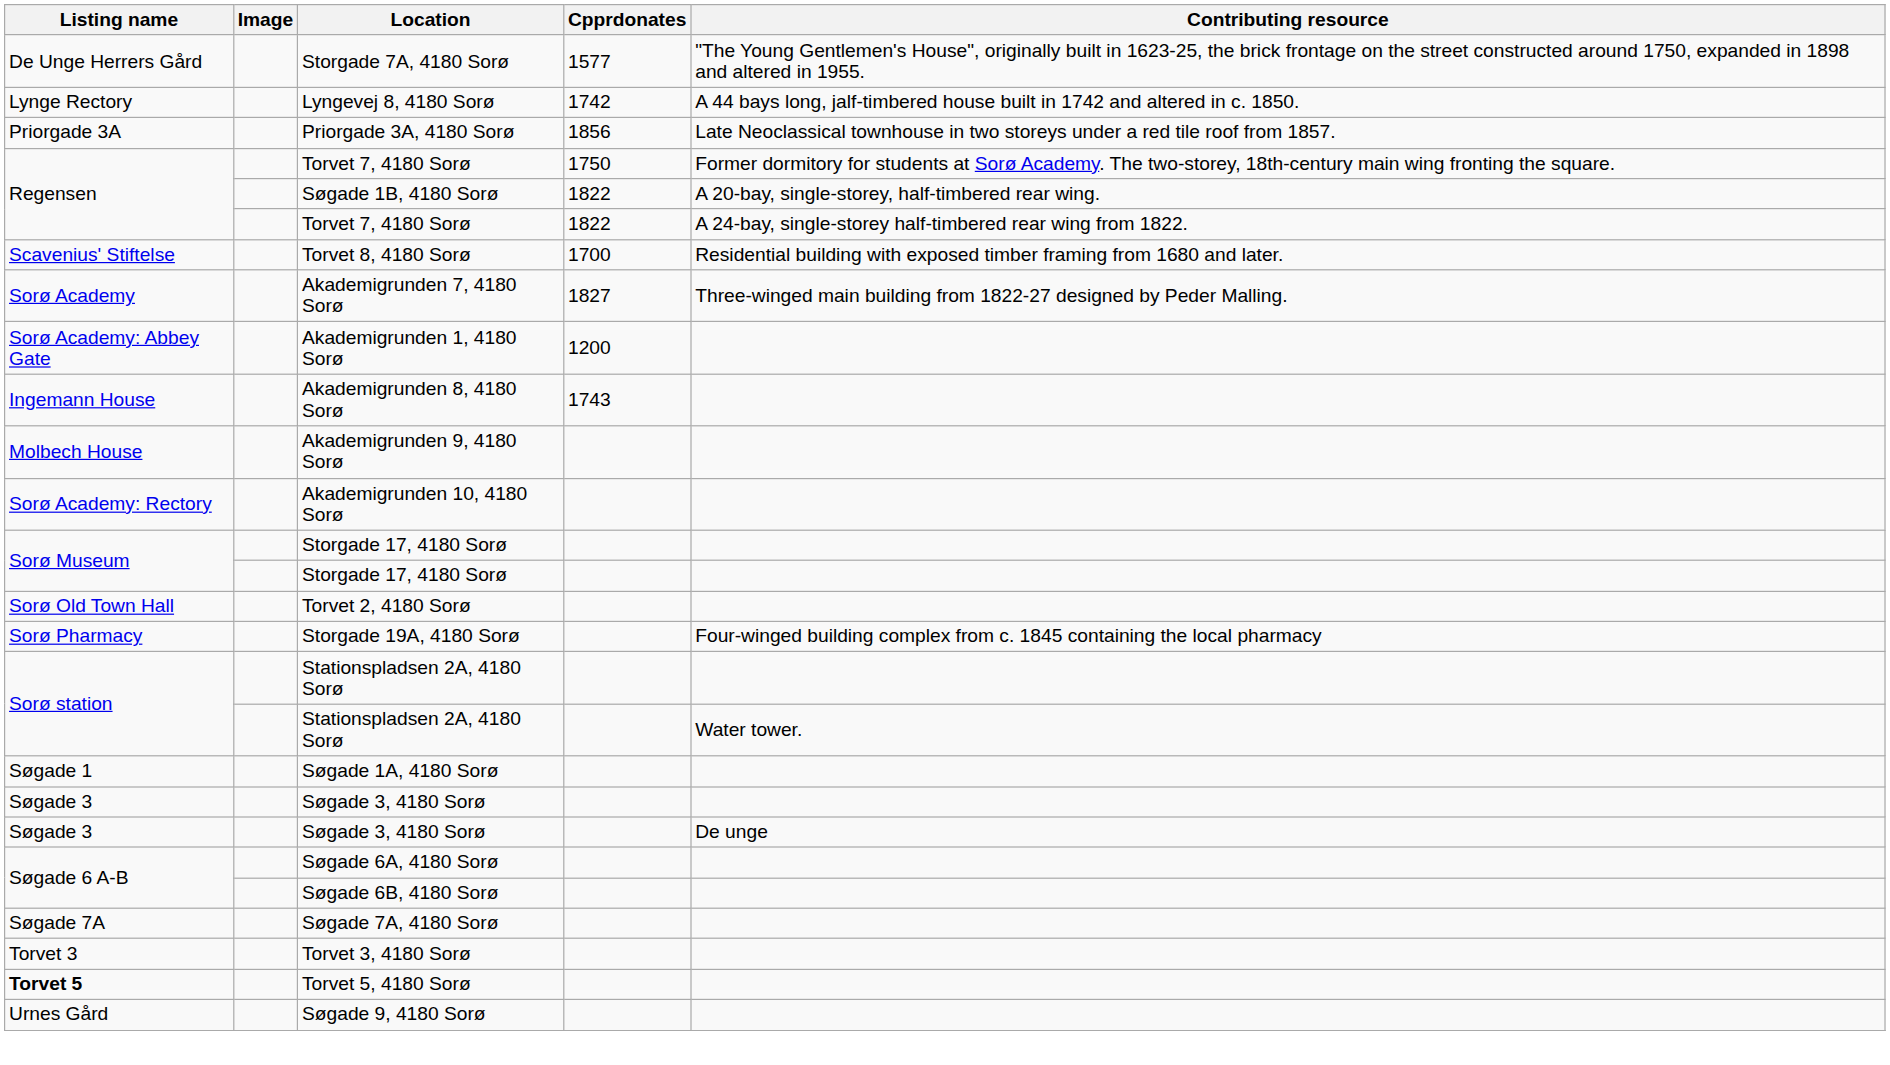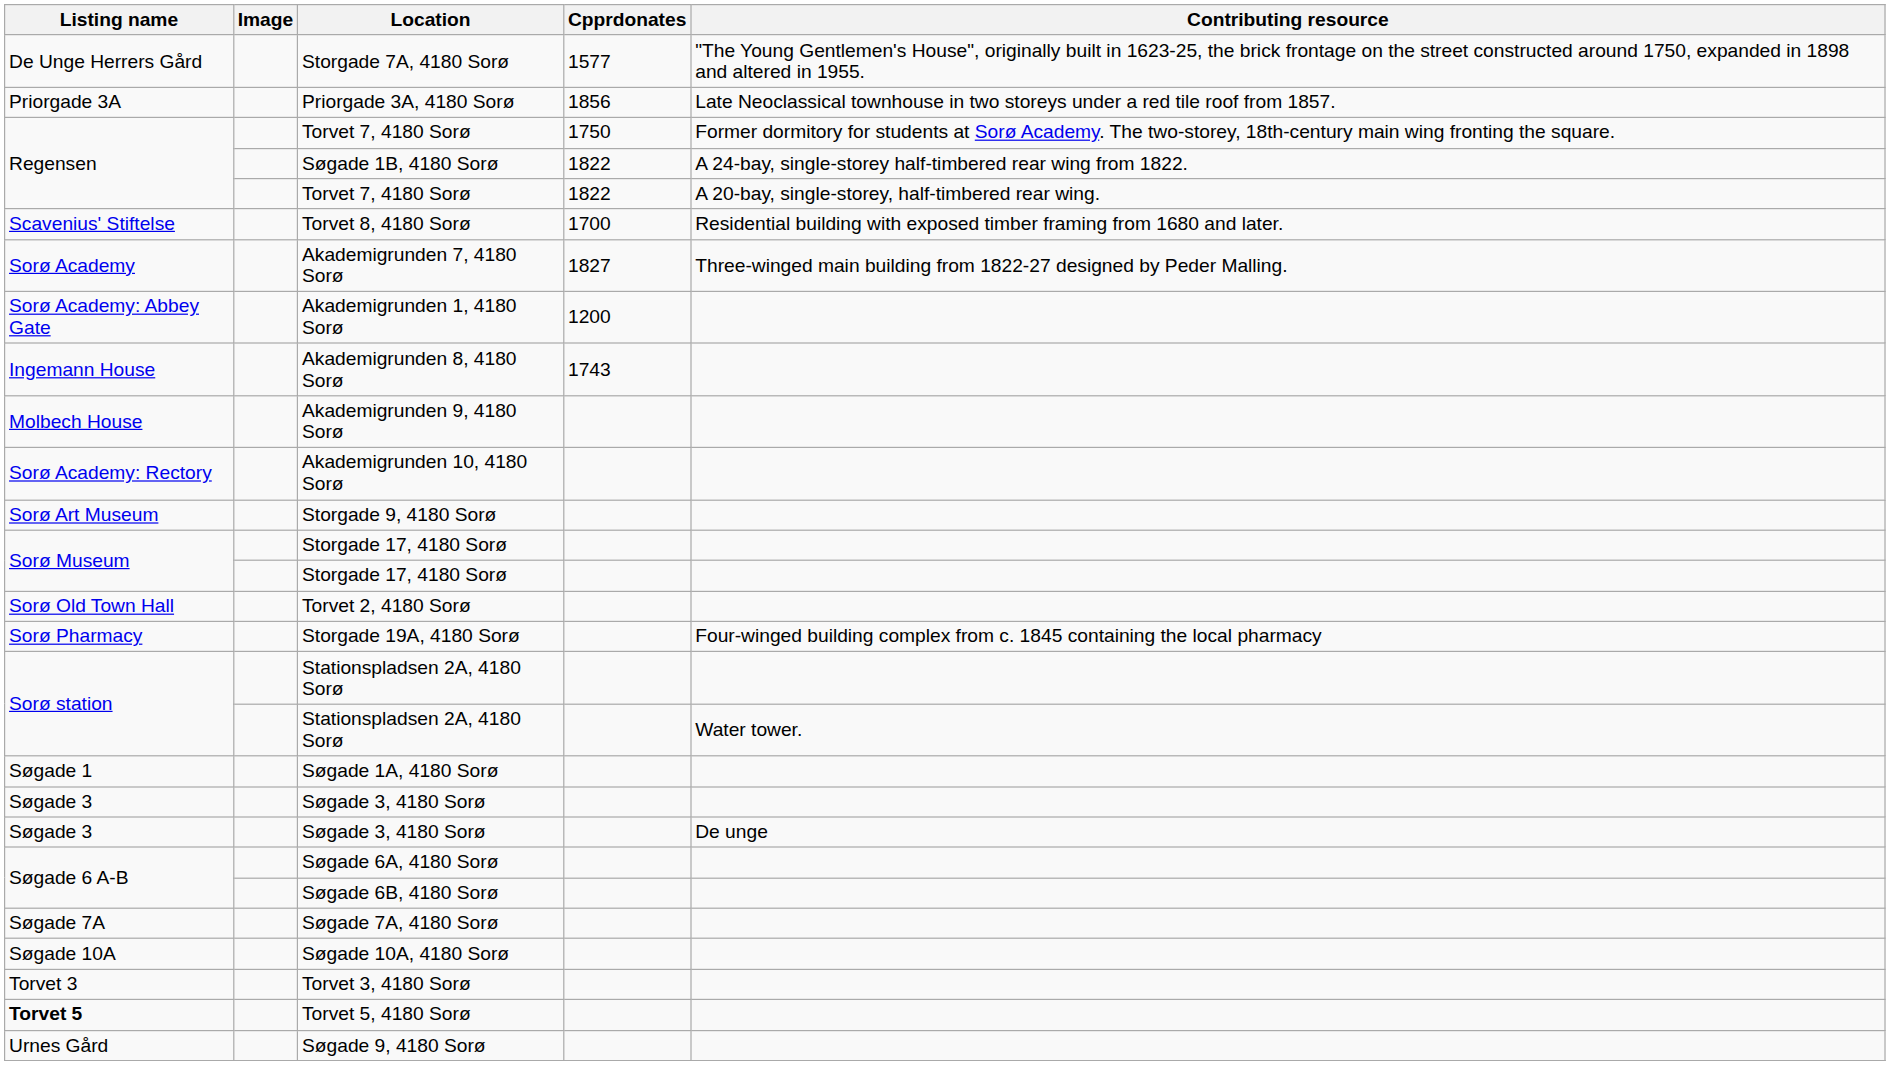- row: (398, 102)
(898, 193) A 20-bay, single-storey, half-timbered rear wing. -> (942, 163) A 24-bay, single-storey half-timbered rear wing from 1822.
(942, 224) A 24-bay, single-storey half-timbered rear wing from 1822. -> (898, 193) A 20-bay, single-storey, half-timbered rear wing.
+ row: (399, 514)
+ row: (406, 953)
